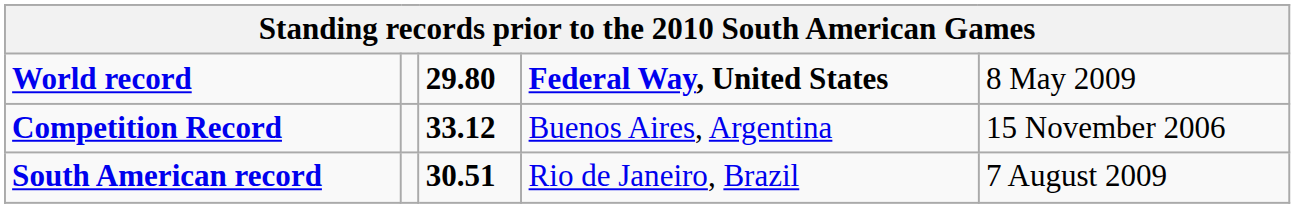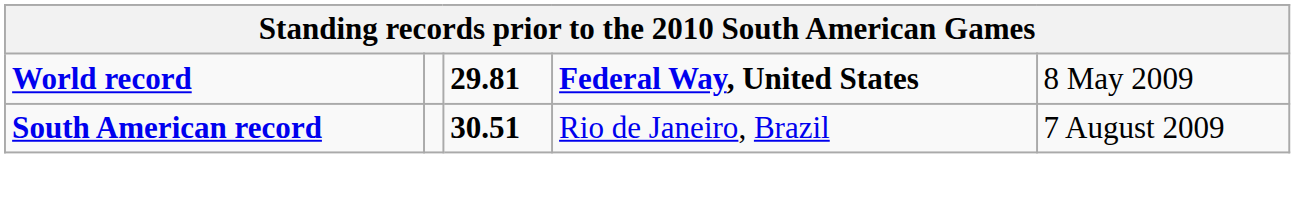(461, 78) 29.80 -> (485, 78) 29.81
- row: (147, 127)
